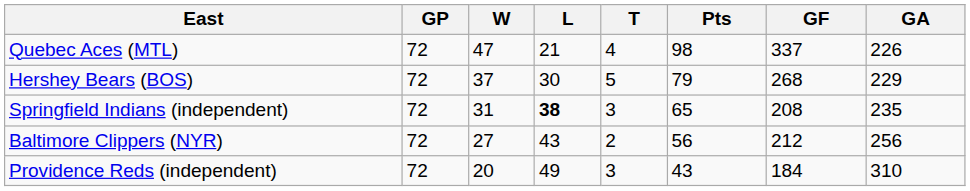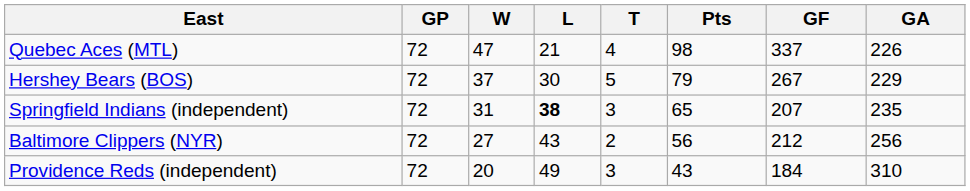(787, 79) 268 -> (787, 79) 267
(787, 110) 208 -> (787, 110) 207
